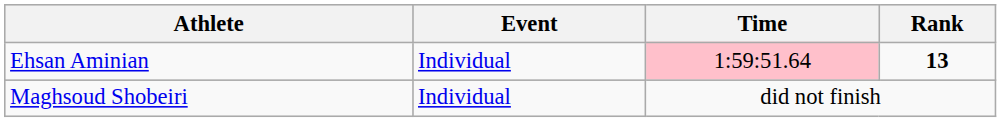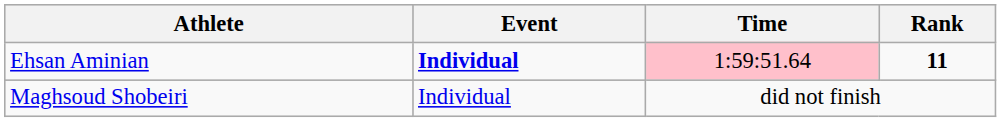(464, 60) normal -> (468, 60) bold
(937, 60) 13 -> (937, 60) 11
